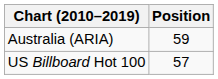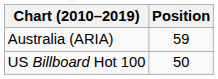(181, 62) 57 -> (181, 62) 50
